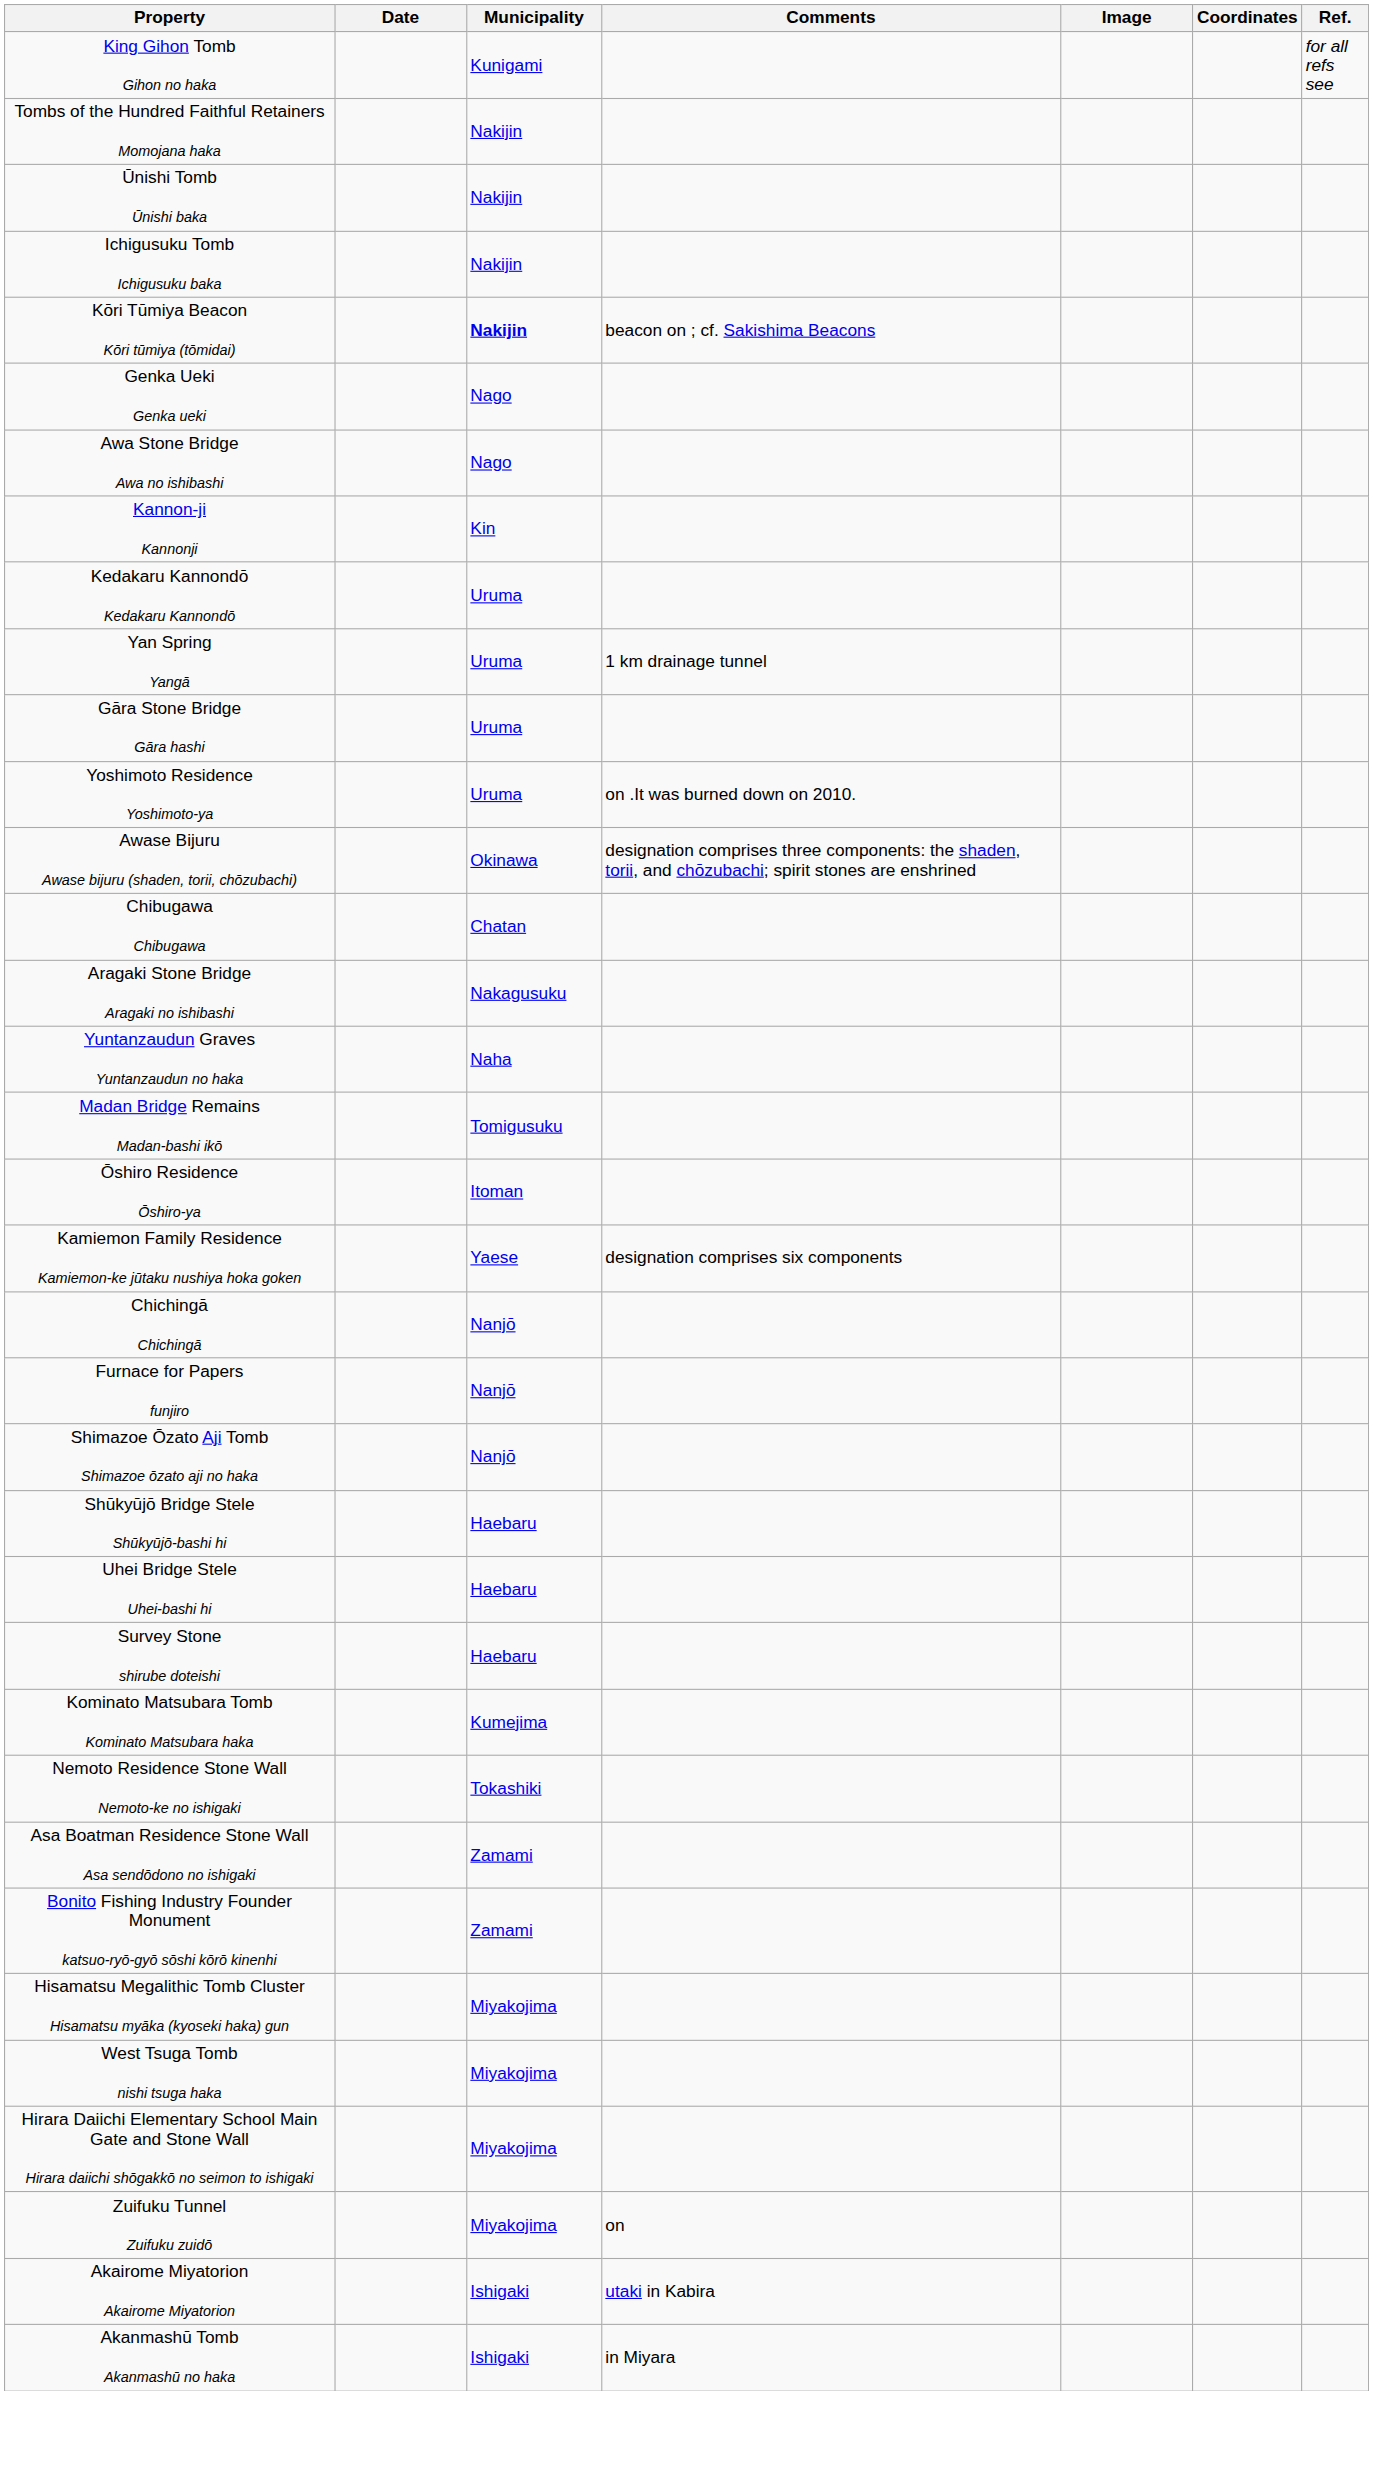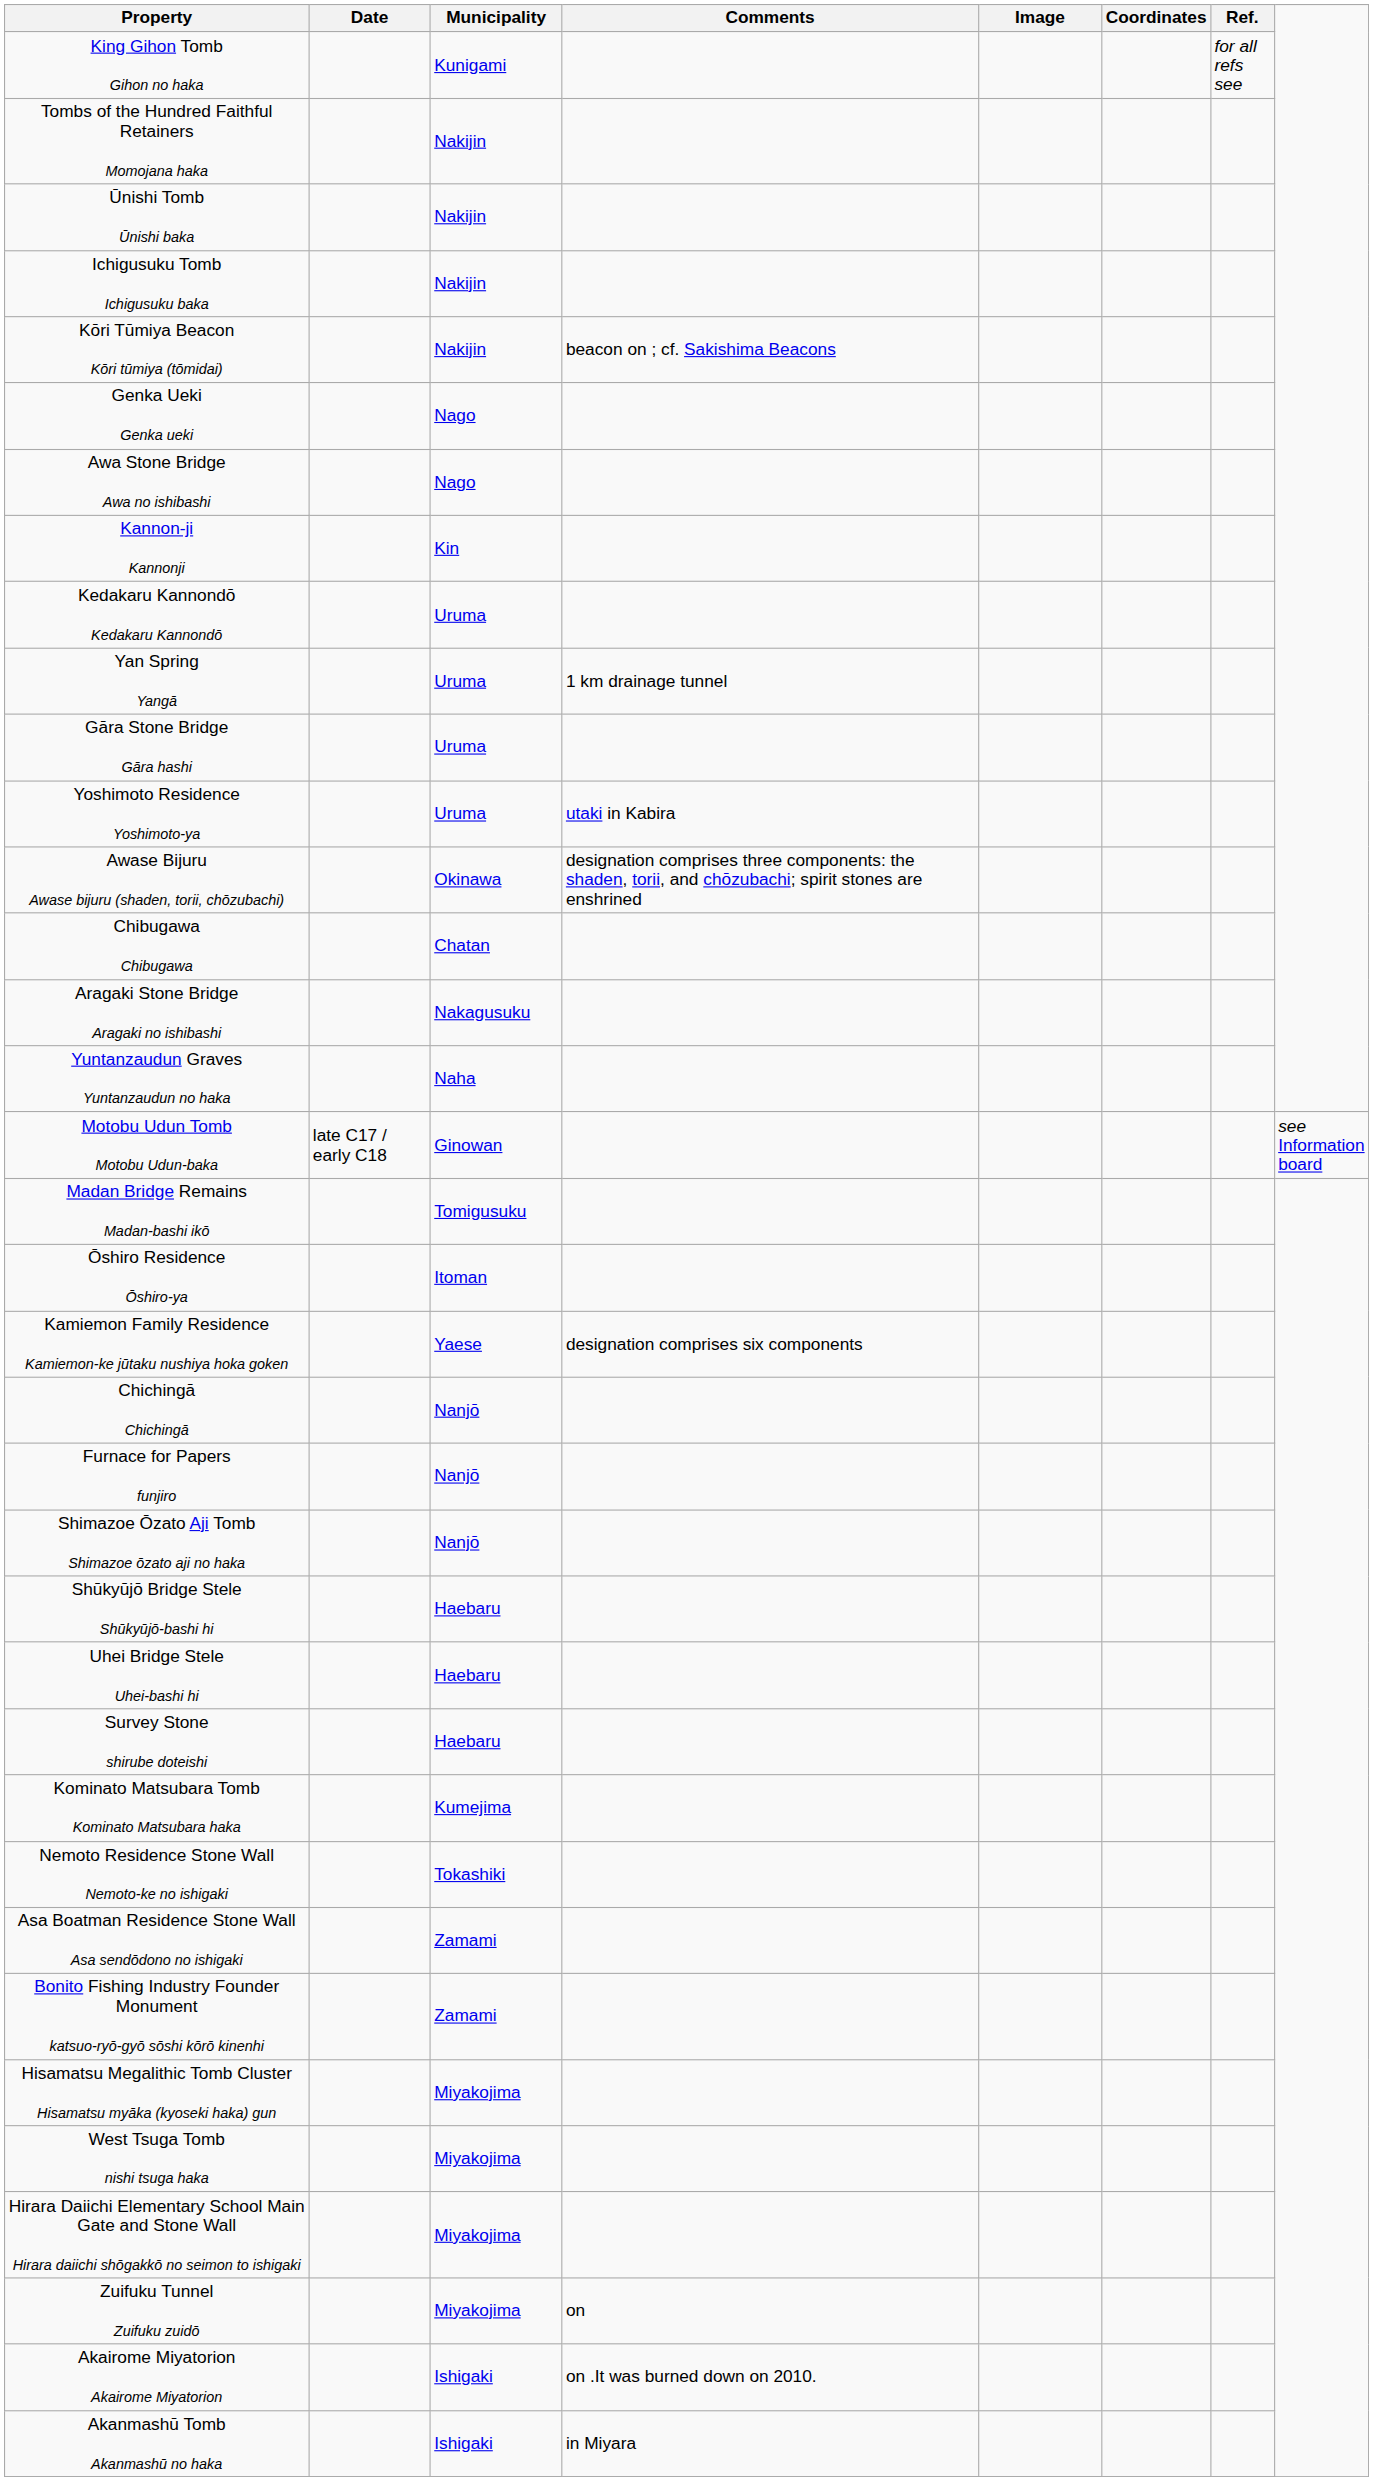(499, 330) bold -> (460, 349) normal
(731, 794) on .It was burned down on 2010. -> (621, 813) utaki in Kabira
+ row: (157, 1145)
(660, 2291) utaki in Kabira -> (691, 2377) on .It was burned down on 2010.
